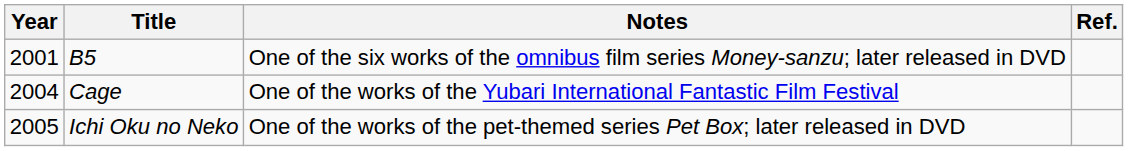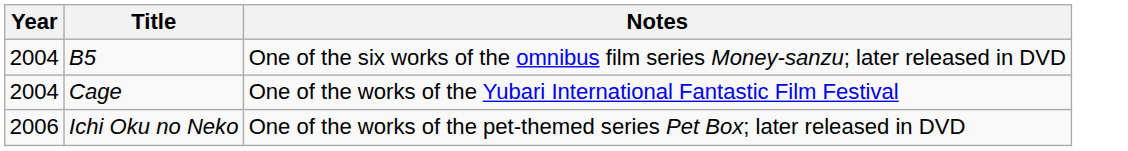- column: (1097, 22)
(34, 57) 2001 -> (34, 57) 2004
(34, 127) 2005 -> (34, 127) 2006
